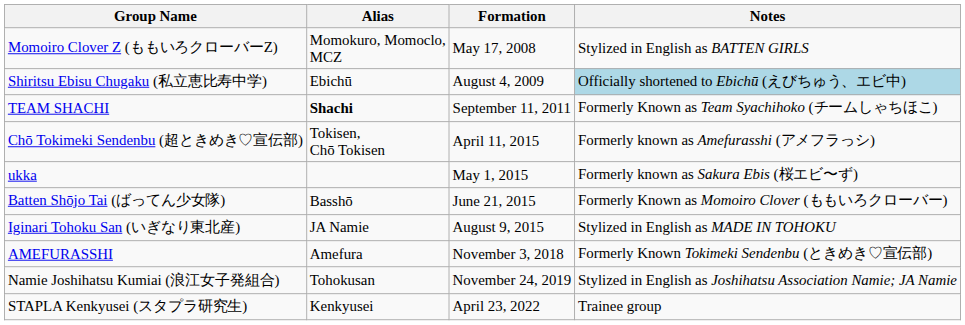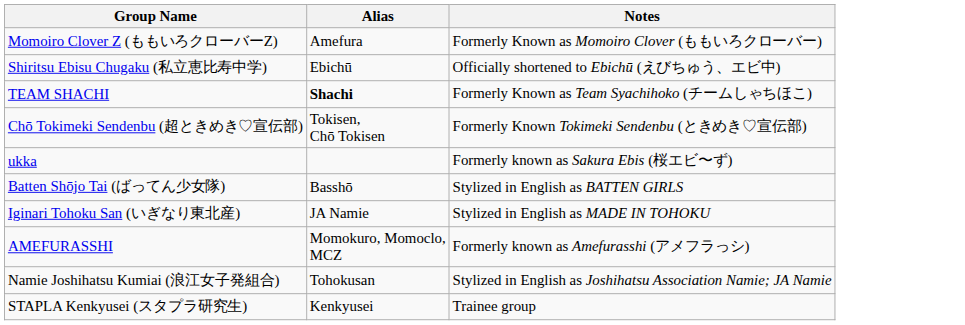- column: (512, 16)
(378, 48) Momokuro, Momoclo, MCZ -> (336, 41) Amefura
(693, 48) Stylized in English as BATTEN GIRLS -> (637, 40) Formerly Known as Momoiro Clover (ももいろクローバー)
(742, 81) lightblue background -> (617, 67) no background
(726, 140) Formerly known as Amefurasshi (アメフラっシ) -> (630, 126) Formerly Known Tokimeki Sendenbu (ときめき♡宣伝部)
(763, 200) Formerly Known as Momoiro Clover (ももいろクローバー) -> (568, 187) Stylized in English as BATTEN GIRLS
(336, 253) Amefura -> (378, 246) Momokuro, Momoclo, MCZ
(755, 253) Formerly Known Tokimeki Sendenbu (ときめき♡宣伝部) -> (601, 246) Formerly known as Amefurasshi (アメフラっシ)
